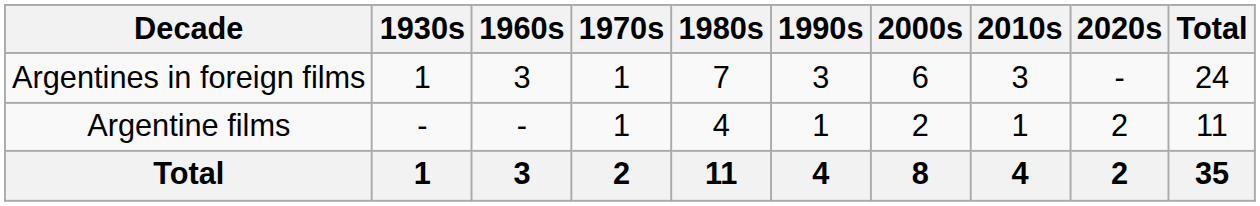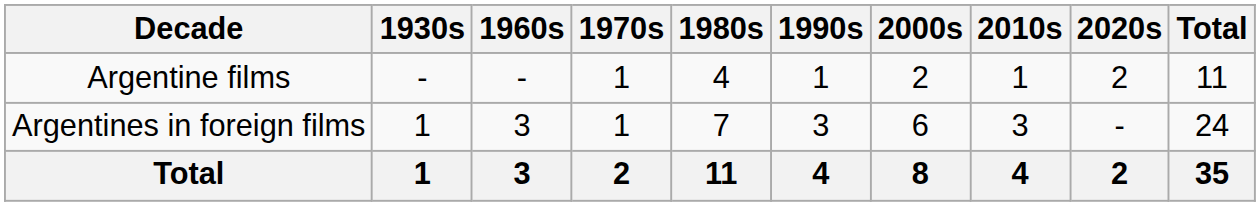rows swapped: (189, 126) <-> (189, 77)
